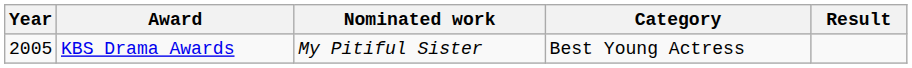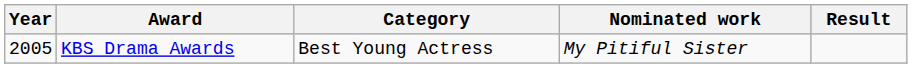columns swapped: (678, 19) <-> (420, 19)
